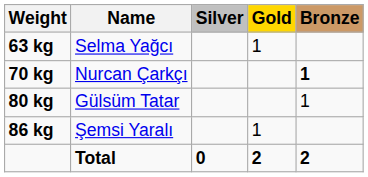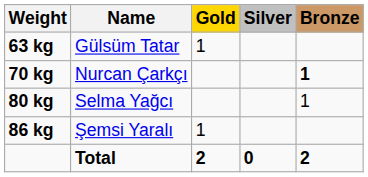columns swapped: (272, 18) <-> (220, 18)
(124, 46) Selma Yağcı -> (127, 46) Gülsüm Tatar
(127, 102) Gülsüm Tatar -> (124, 102) Selma Yağcı
